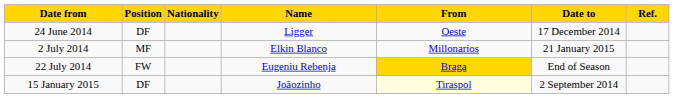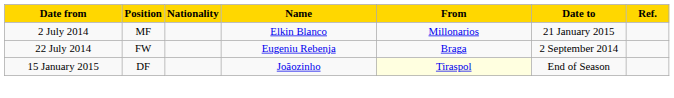- row: (63, 31)
(454, 67) gold background -> (454, 49) no background
(579, 67) End of Season -> (579, 49) 2 September 2014
(579, 85) 2 September 2014 -> (579, 67) End of Season
